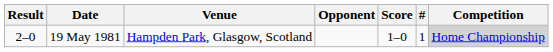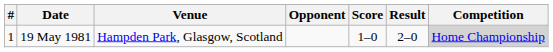columns swapped: (422, 15) <-> (26, 15)
